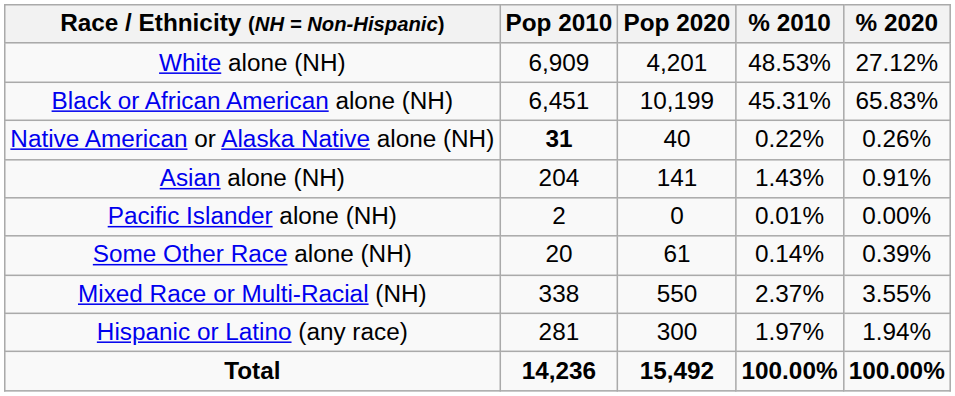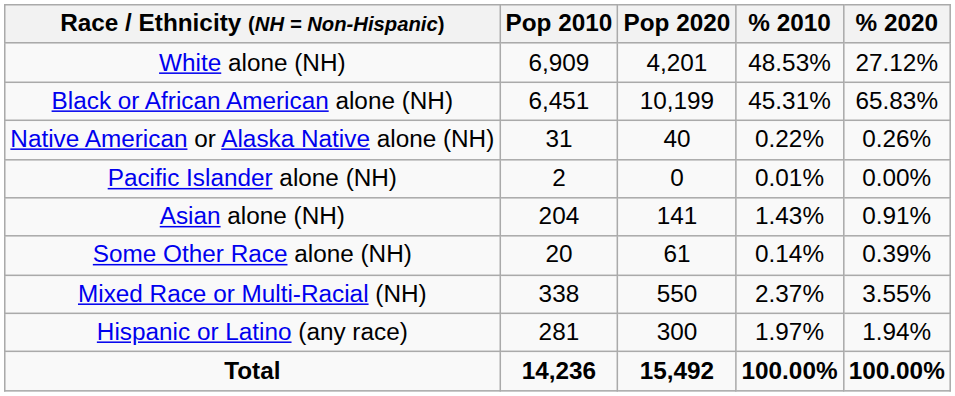(559, 139) bold -> (559, 139) normal
rows swapped: (252, 178) <-> (252, 216)
